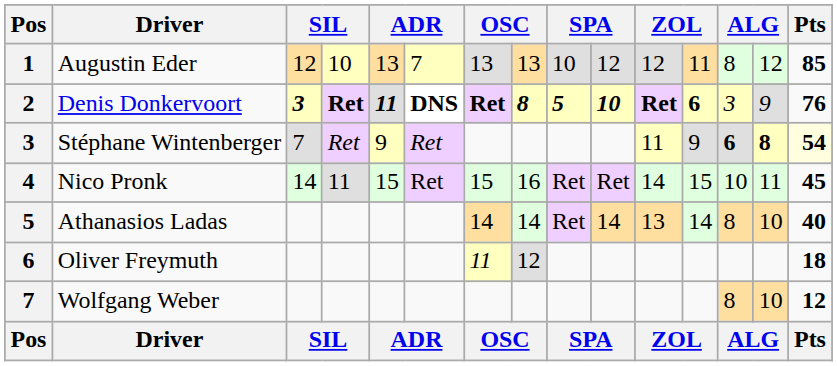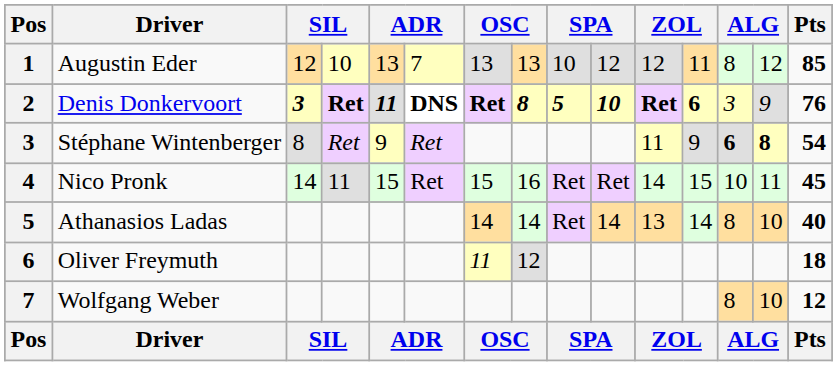(298, 142) 7 -> (298, 142) 8
(814, 142) lightyellow background -> (814, 142) no background
